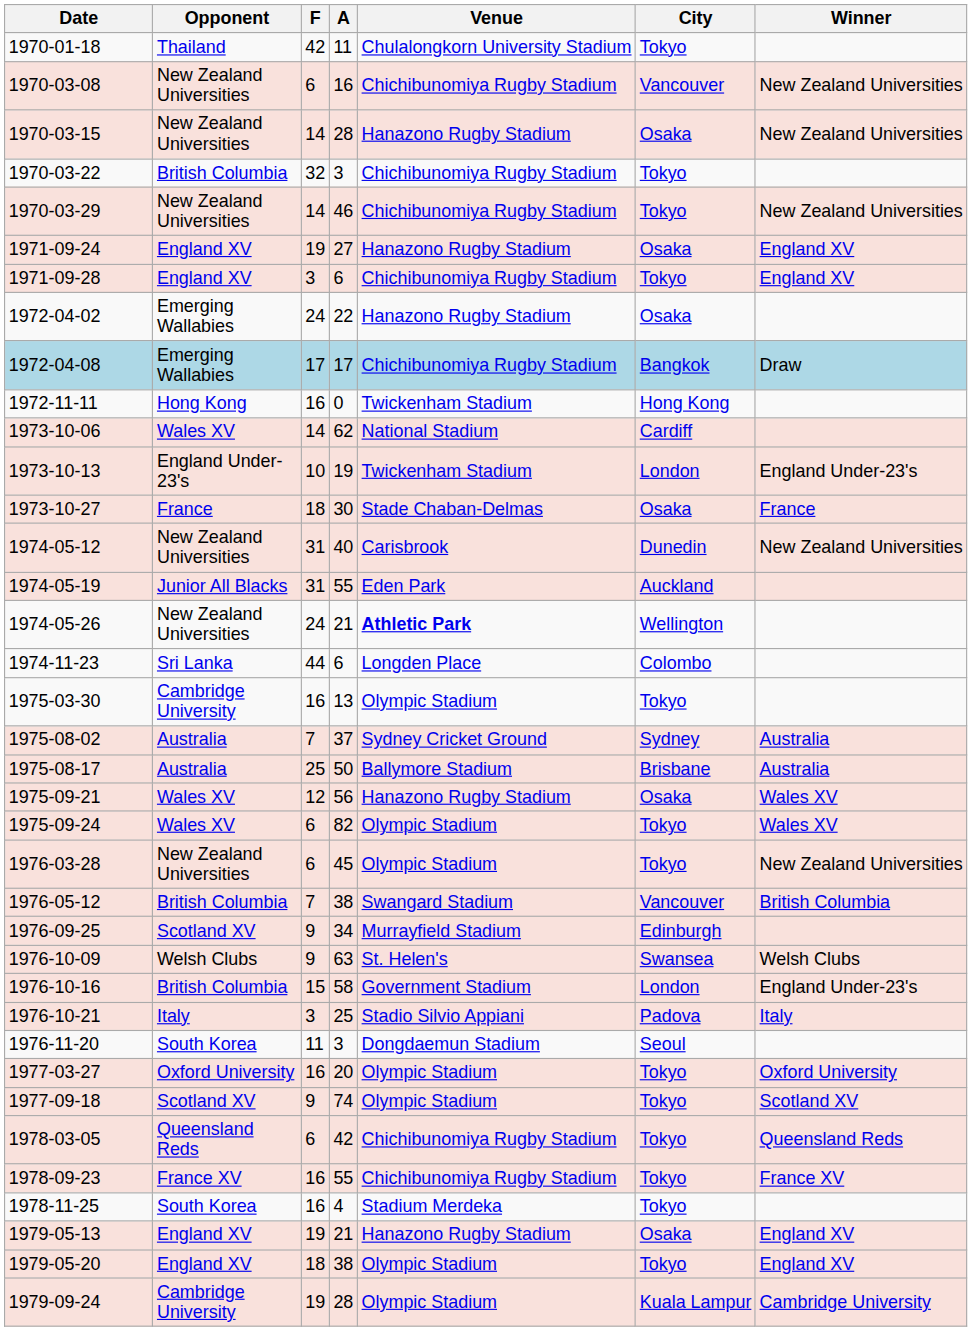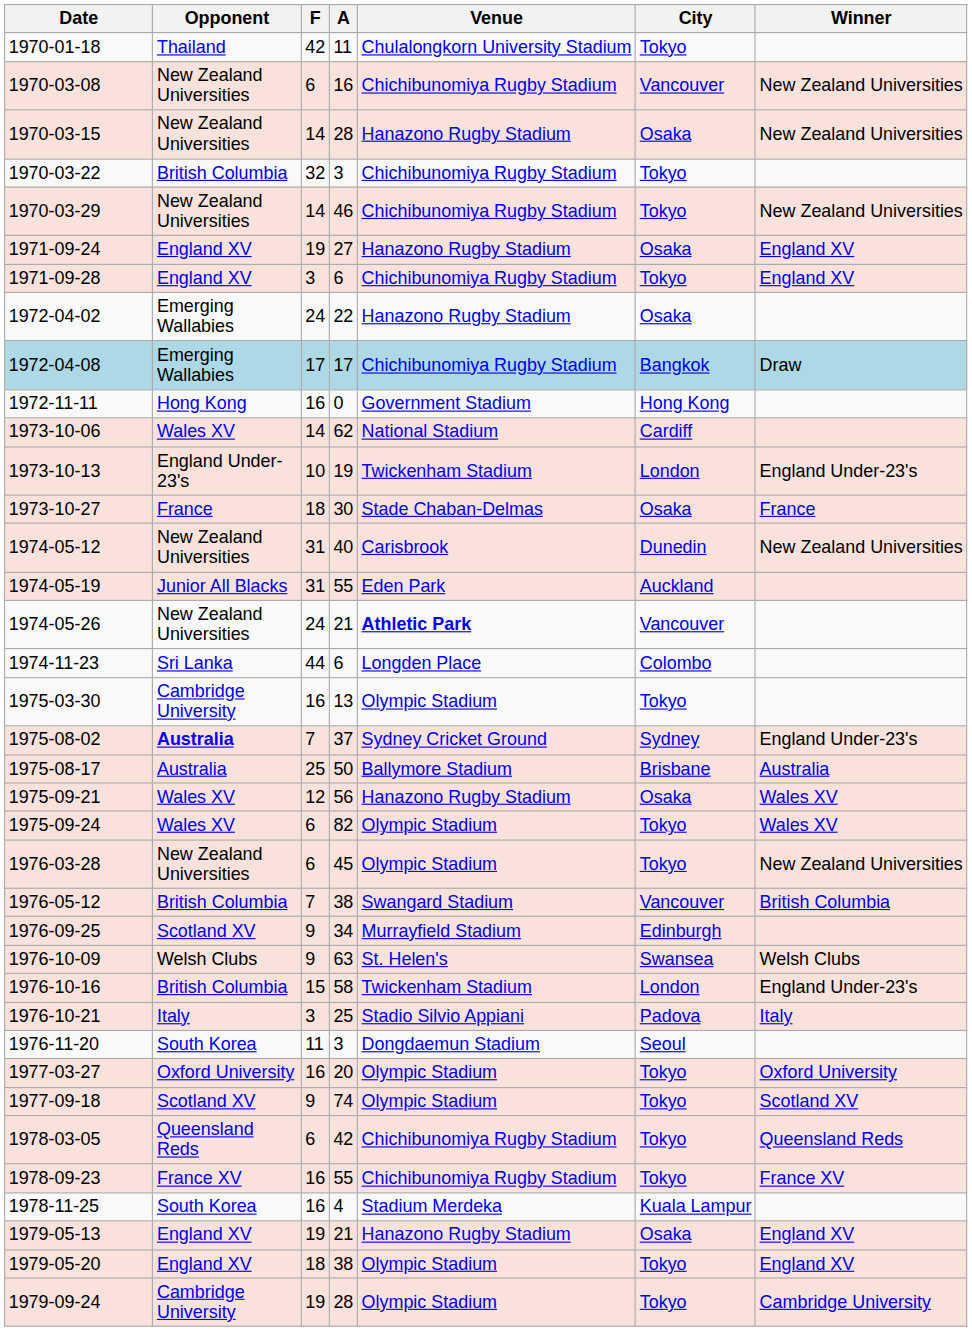(447, 403) Twickenham Stadium -> (446, 403) Government Stadium
(681, 624) Wellington -> (682, 624) Vancouver
(192, 740) normal -> (195, 740) bold
(794, 740) Australia -> (839, 740) England Under-23's
(446, 987) Government Stadium -> (447, 987) Twickenham Stadium
(663, 1206) Tokyo -> (696, 1206) Kuala Lampur
(696, 1302) Kuala Lampur -> (663, 1302) Tokyo
